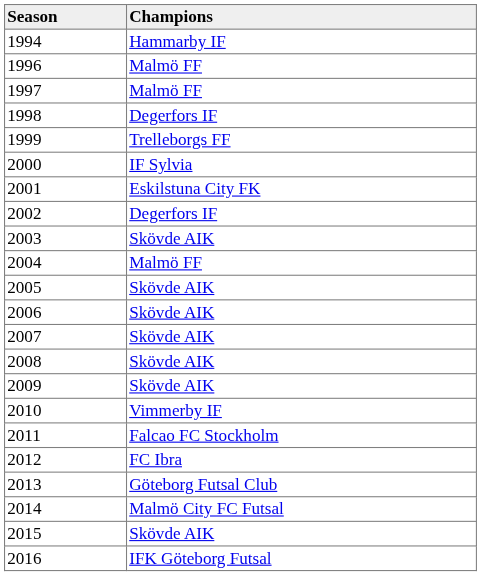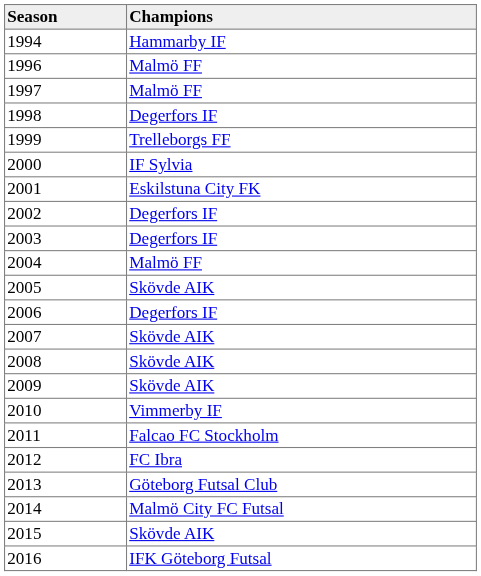(172, 238) Skövde AIK -> (173, 238) Degerfors IF
(172, 312) Skövde AIK -> (173, 312) Degerfors IF
